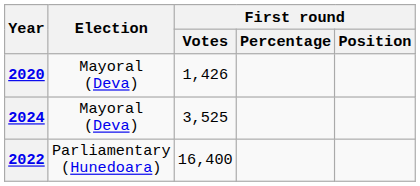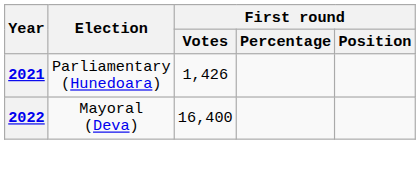(26, 75) 2020 -> (26, 75) 2021
(111, 75) Mayoral (Deva) -> (111, 75) Parliamentary (Hunedoara)
- row: (205, 118)
(111, 160) Parliamentary (Hunedoara) -> (111, 118) Mayoral (Deva)
